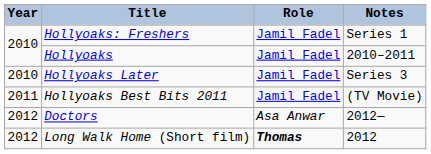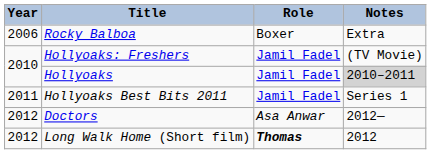+ row: (90, 36)
(377, 36) Series 1 -> (385, 56) (TV Movie)
(381, 56) no background -> (381, 77) lightgrey background
- row: (101, 77)
(385, 97) (TV Movie) -> (377, 97) Series 1
